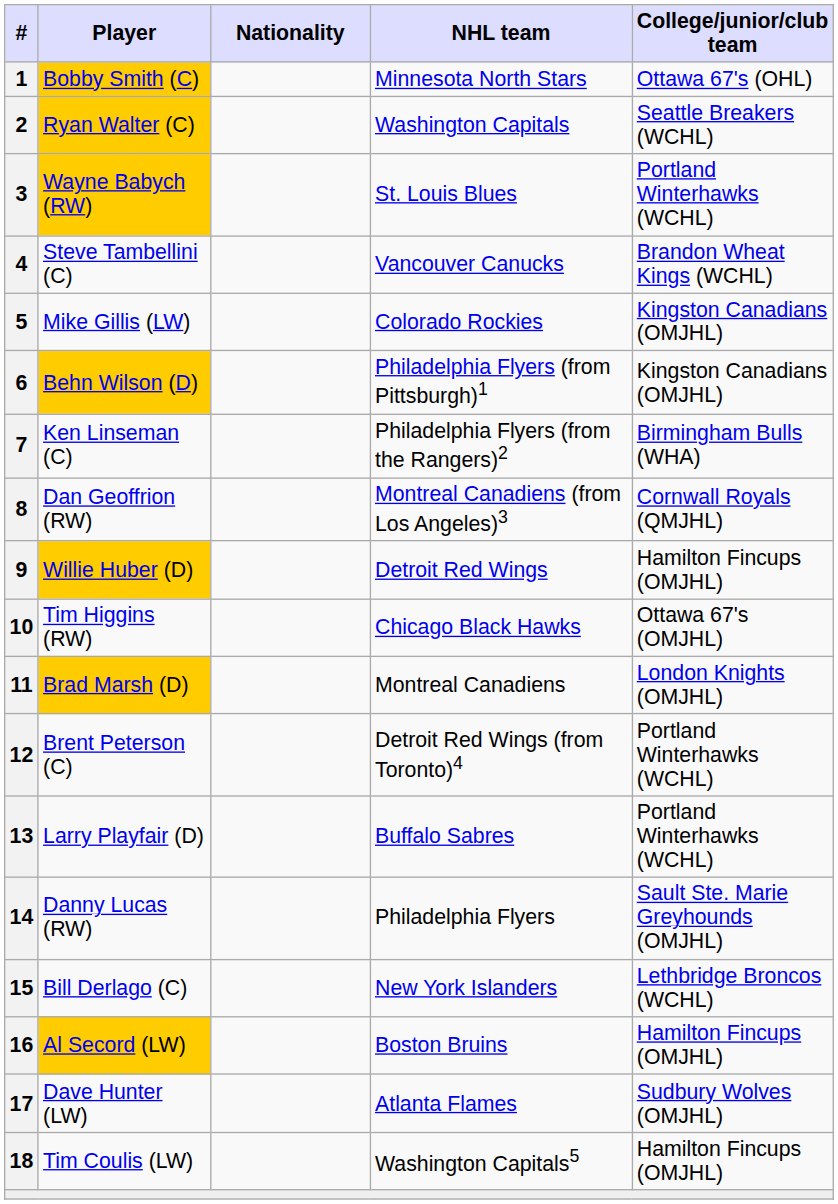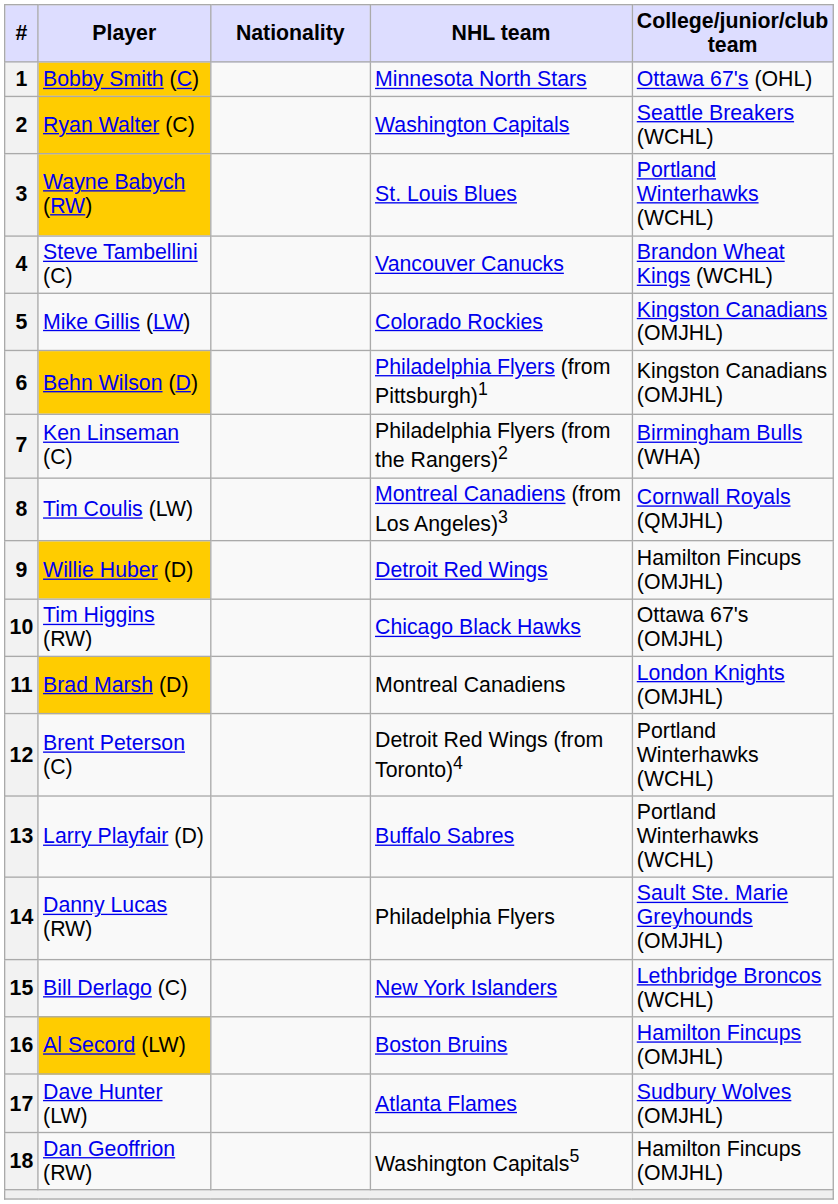(109, 509) Dan Geoffrion (RW) -> (118, 509) Tim Coulis (LW)
(118, 1160) Tim Coulis (LW) -> (109, 1160) Dan Geoffrion (RW)
